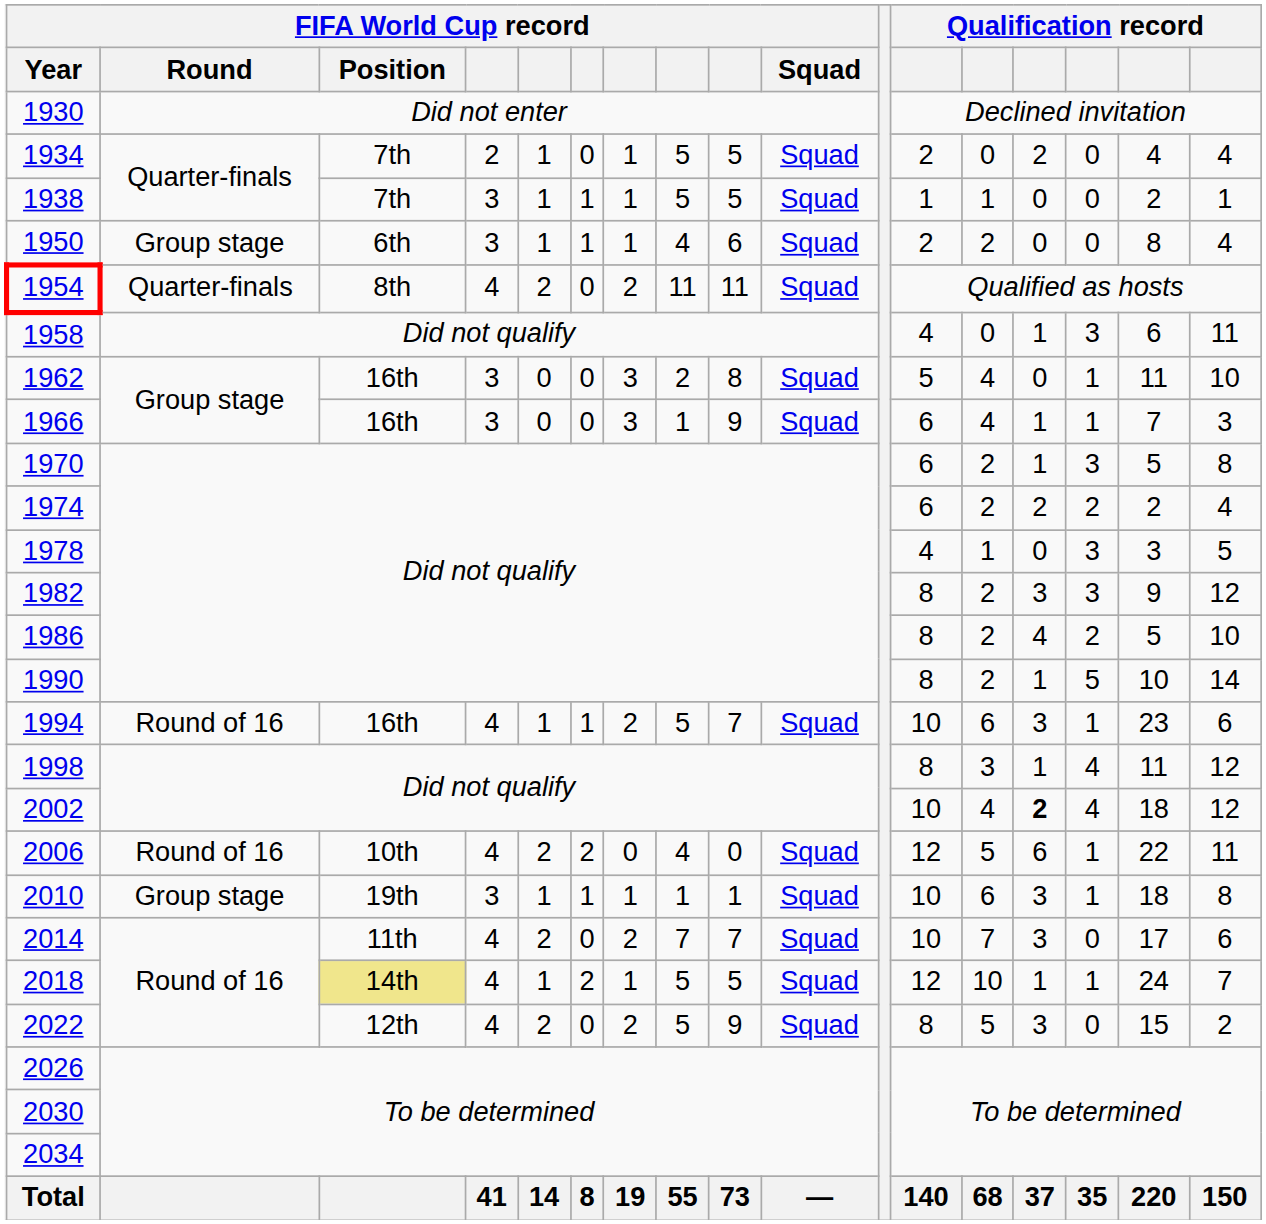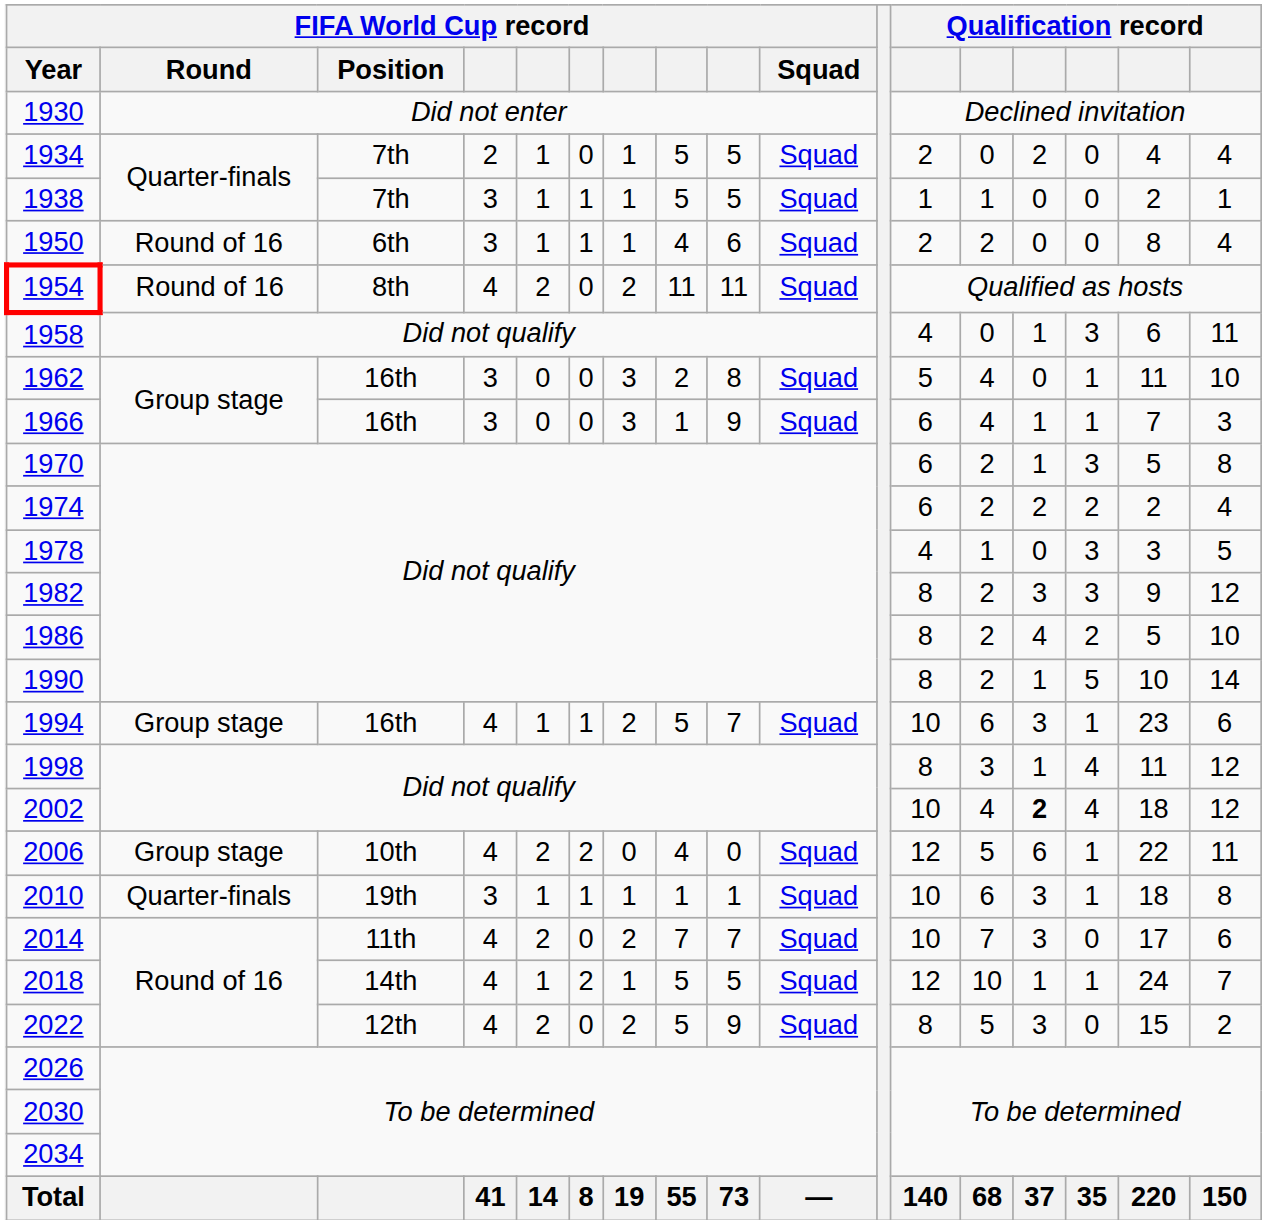(210, 242) Group stage -> (209, 242) Round of 16
(210, 288) Quarter-finals -> (210, 288) Round of 16
(210, 723) Round of 16 -> (209, 723) Group stage
(210, 852) Round of 16 -> (209, 852) Group stage
(210, 895) Group stage -> (209, 895) Quarter-finals
(392, 981) khaki background -> (391, 981) no background
